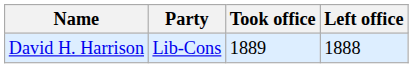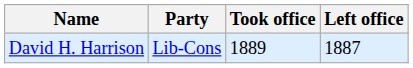(342, 47) 1888 -> (342, 47) 1887
